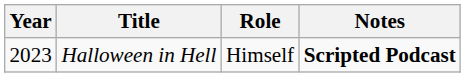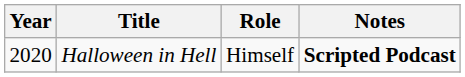(31, 54) 2023 -> (31, 54) 2020
